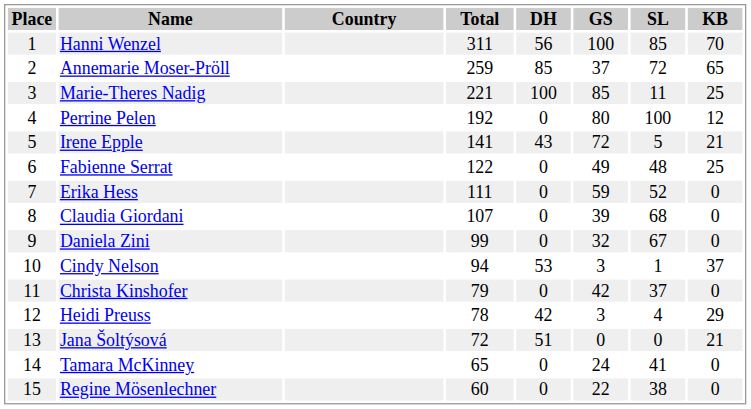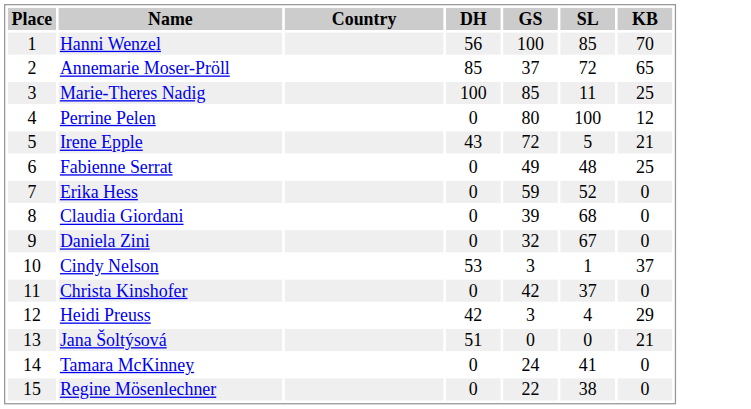- column: (480, 19)
